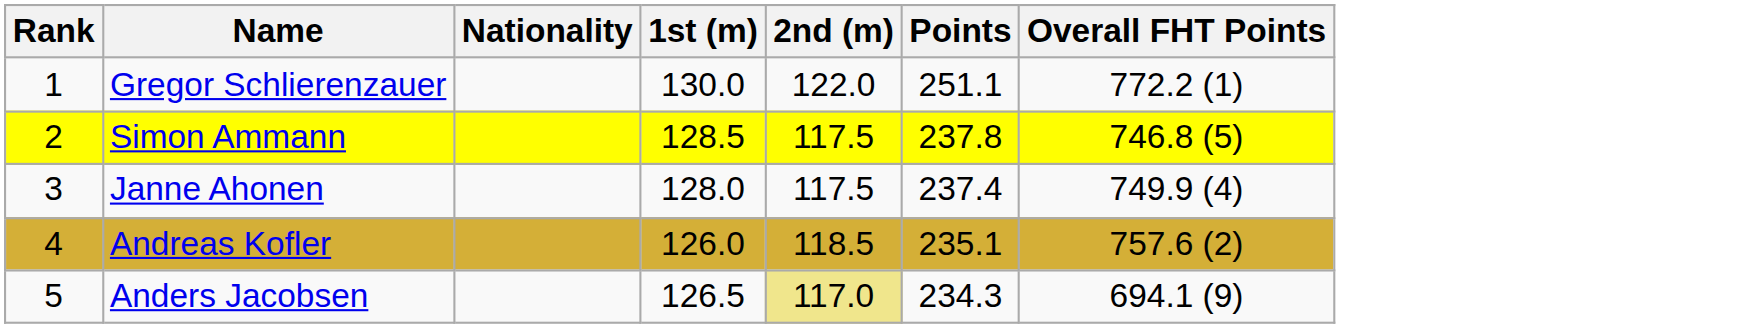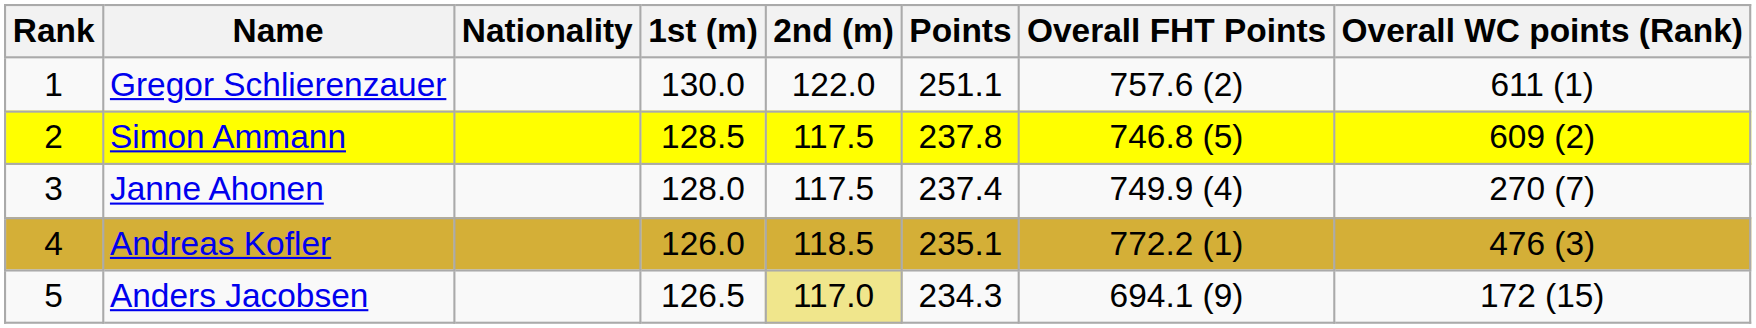+ column: (1542, 31)
(1177, 84) 772.2 (1) -> (1177, 84) 757.6 (2)
(1177, 243) 757.6 (2) -> (1177, 243) 772.2 (1)
